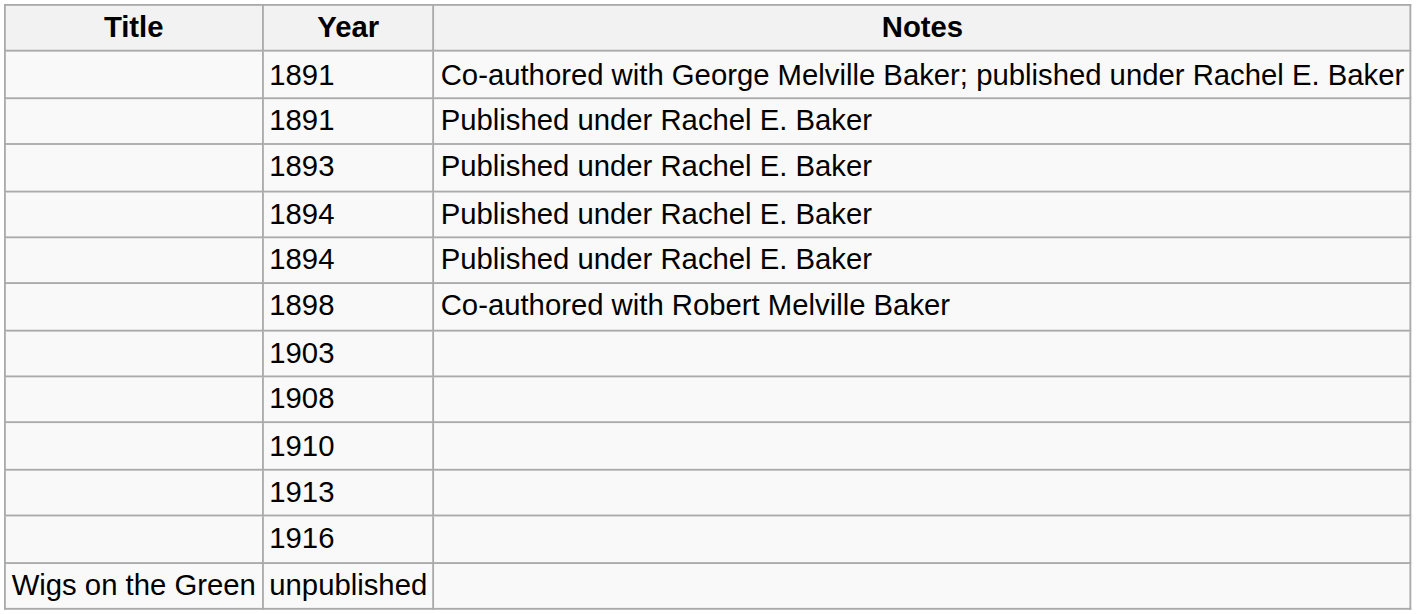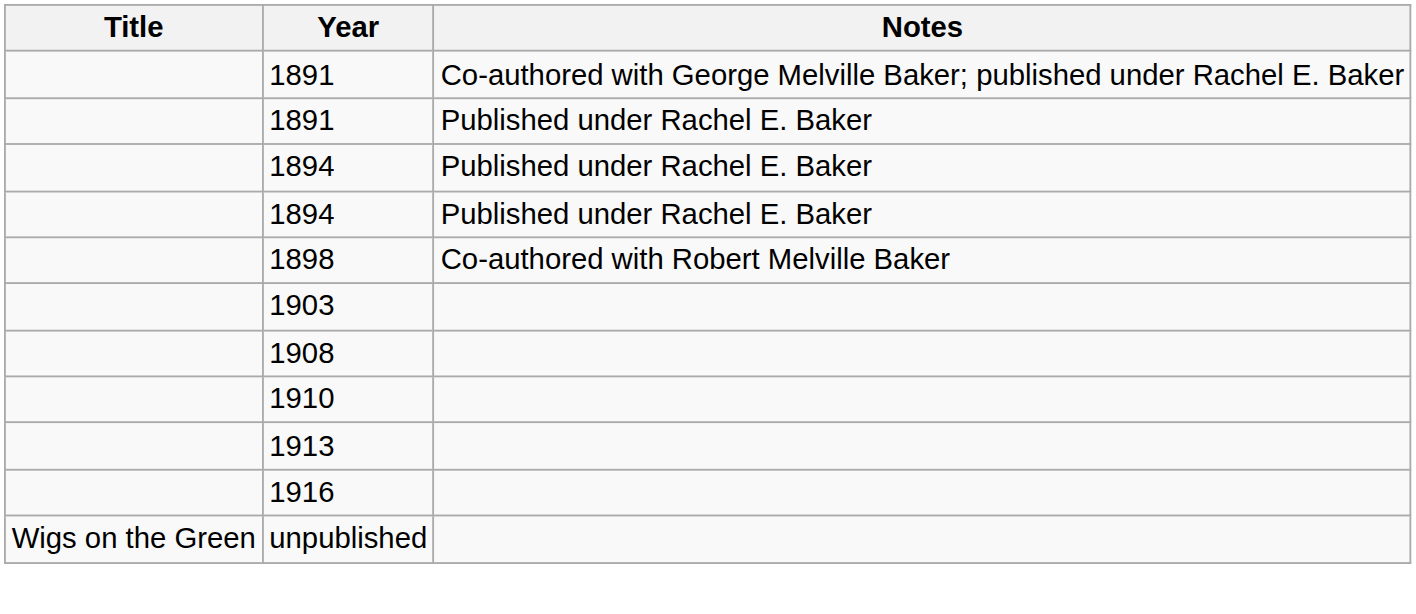- row: (302, 167)
